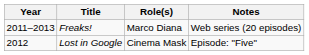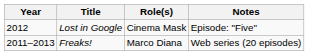rows swapped: (75, 27) <-> (91, 43)
